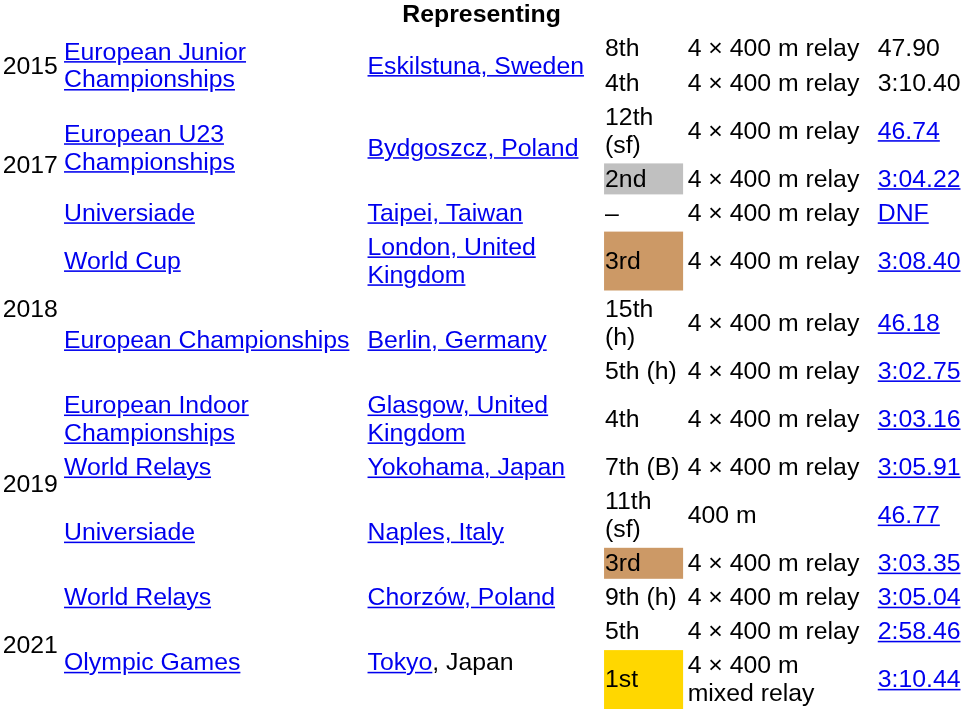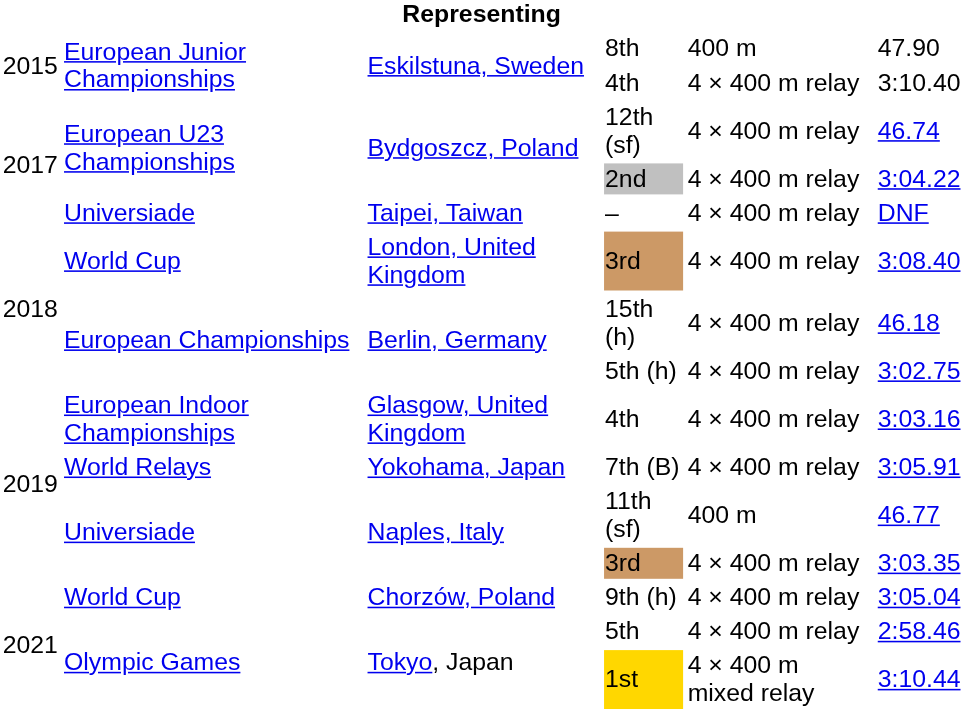(773, 48) 4 × 400 m relay -> (722, 48) 400 m
(138, 597) World Relays -> (122, 597) World Cup
